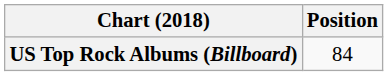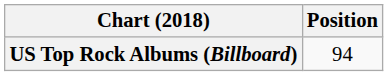(342, 53) 84 -> (342, 53) 94
